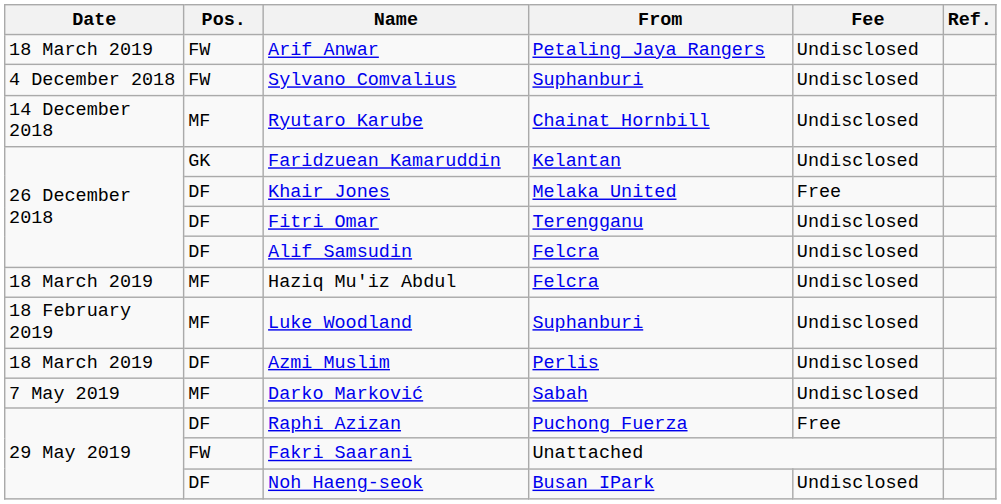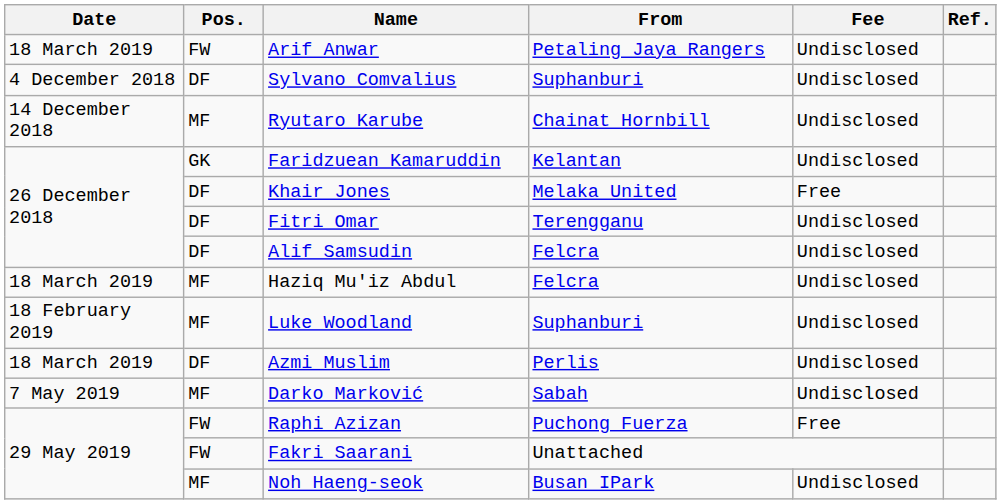(199, 80) FW -> (199, 80) DF
(199, 423) DF -> (199, 423) FW
(199, 484) DF -> (199, 484) MF
